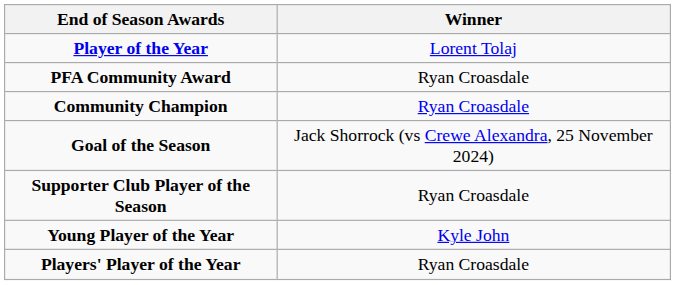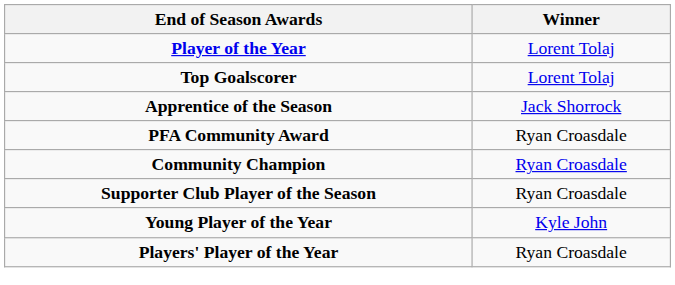+ row: (238, 77)
+ row: (238, 106)
- row: (141, 145)
